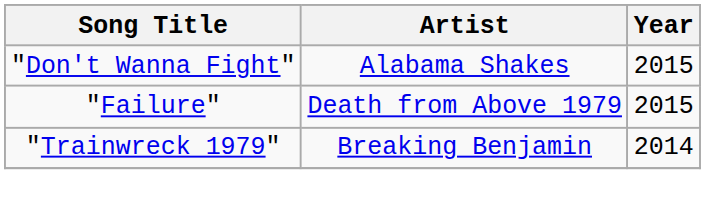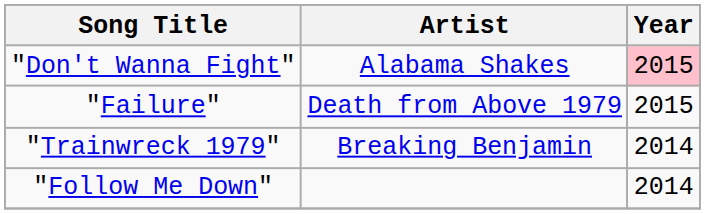(664, 66) no background -> (664, 66) pink background
+ row: (153, 188)
